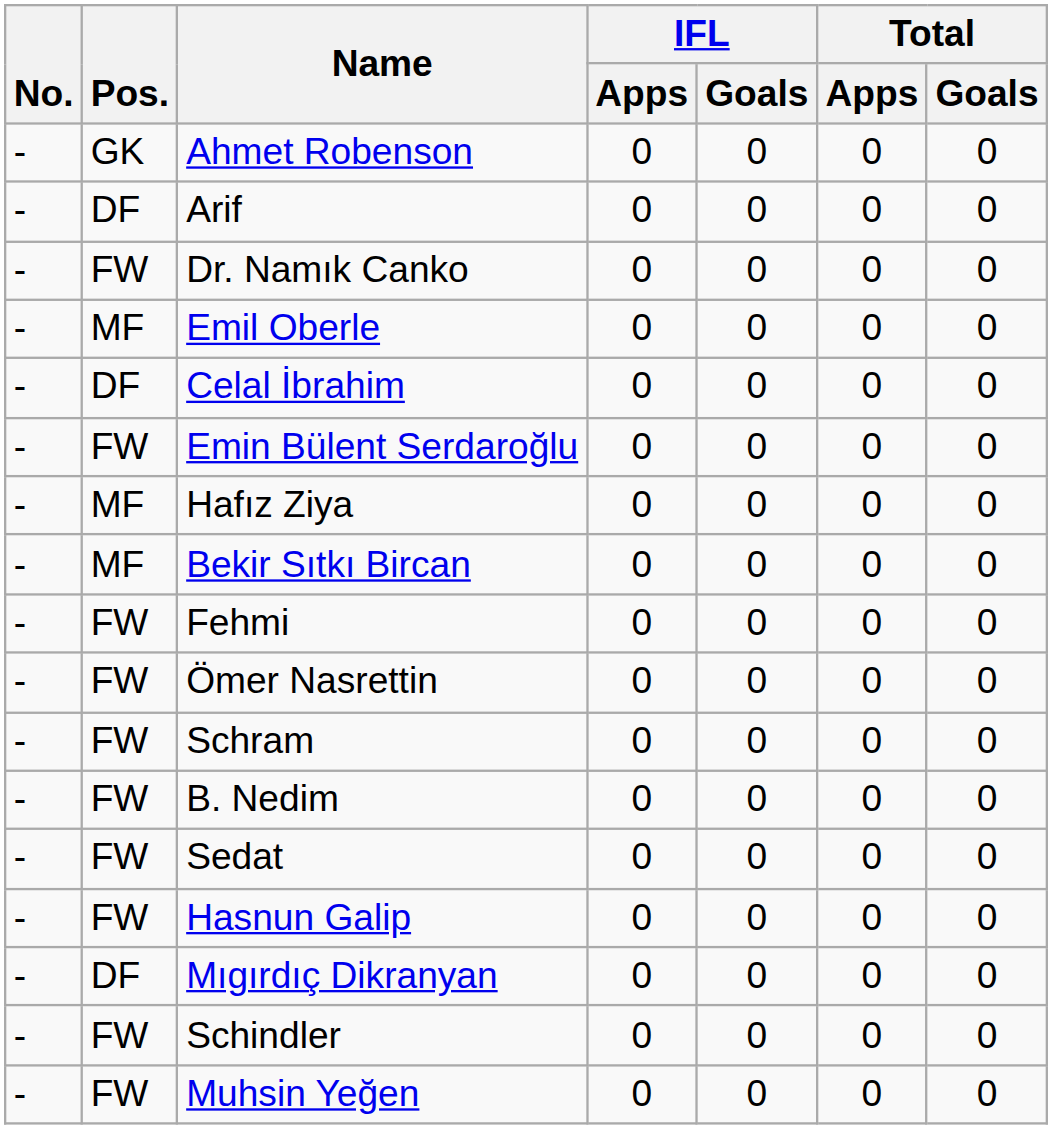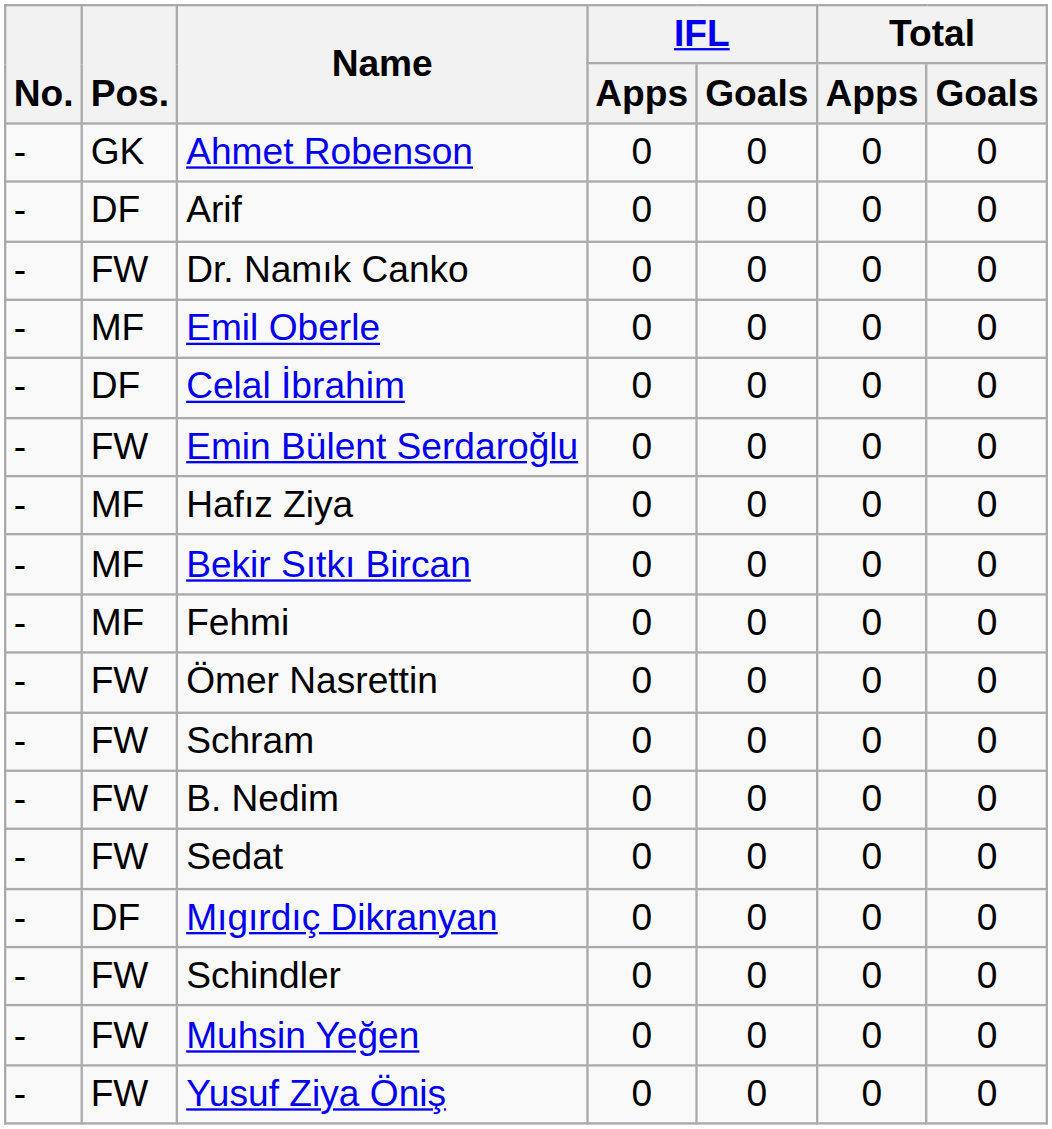(119, 622) FW -> (117, 622) MF
- row: (299, 916)
+ row: (316, 1093)
